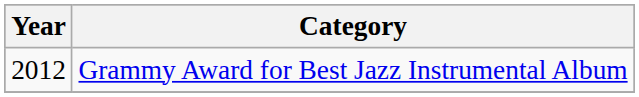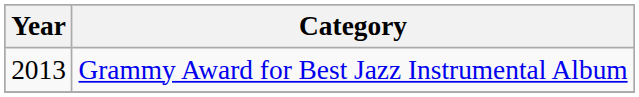(39, 69) 2012 -> (39, 69) 2013
